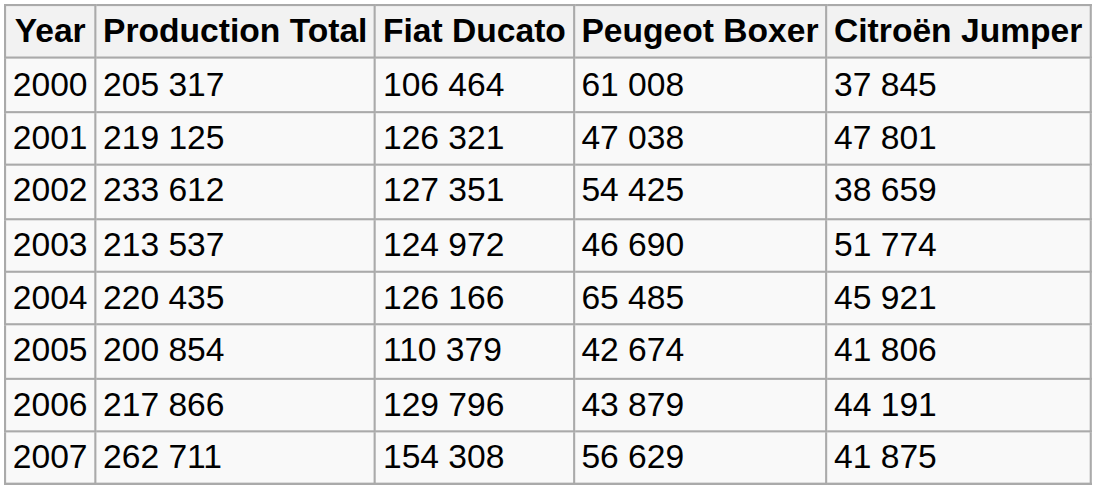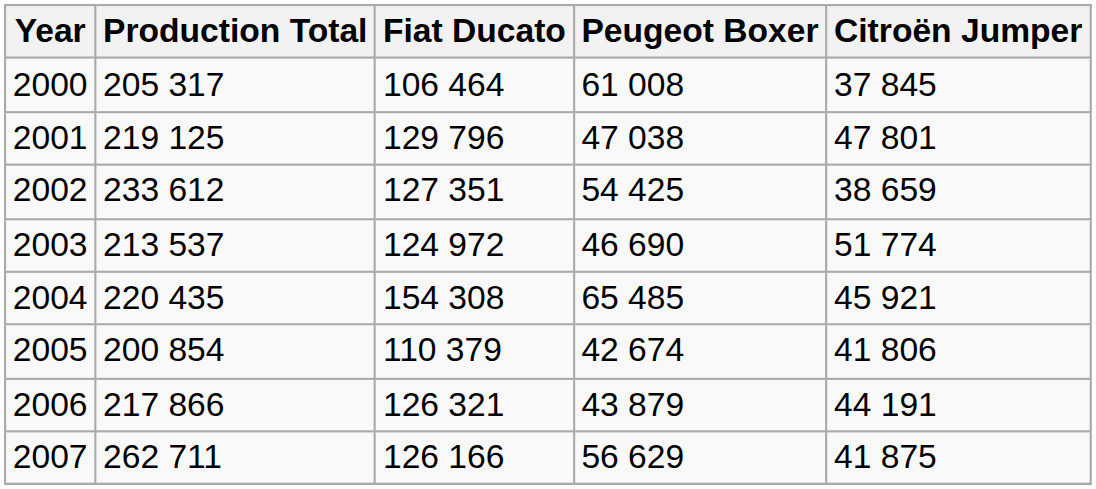(444, 137) 126 321 -> (444, 137) 129 796
(444, 297) 126 166 -> (444, 297) 154 308
(444, 404) 129 796 -> (444, 404) 126 321
(444, 457) 154 308 -> (444, 457) 126 166
